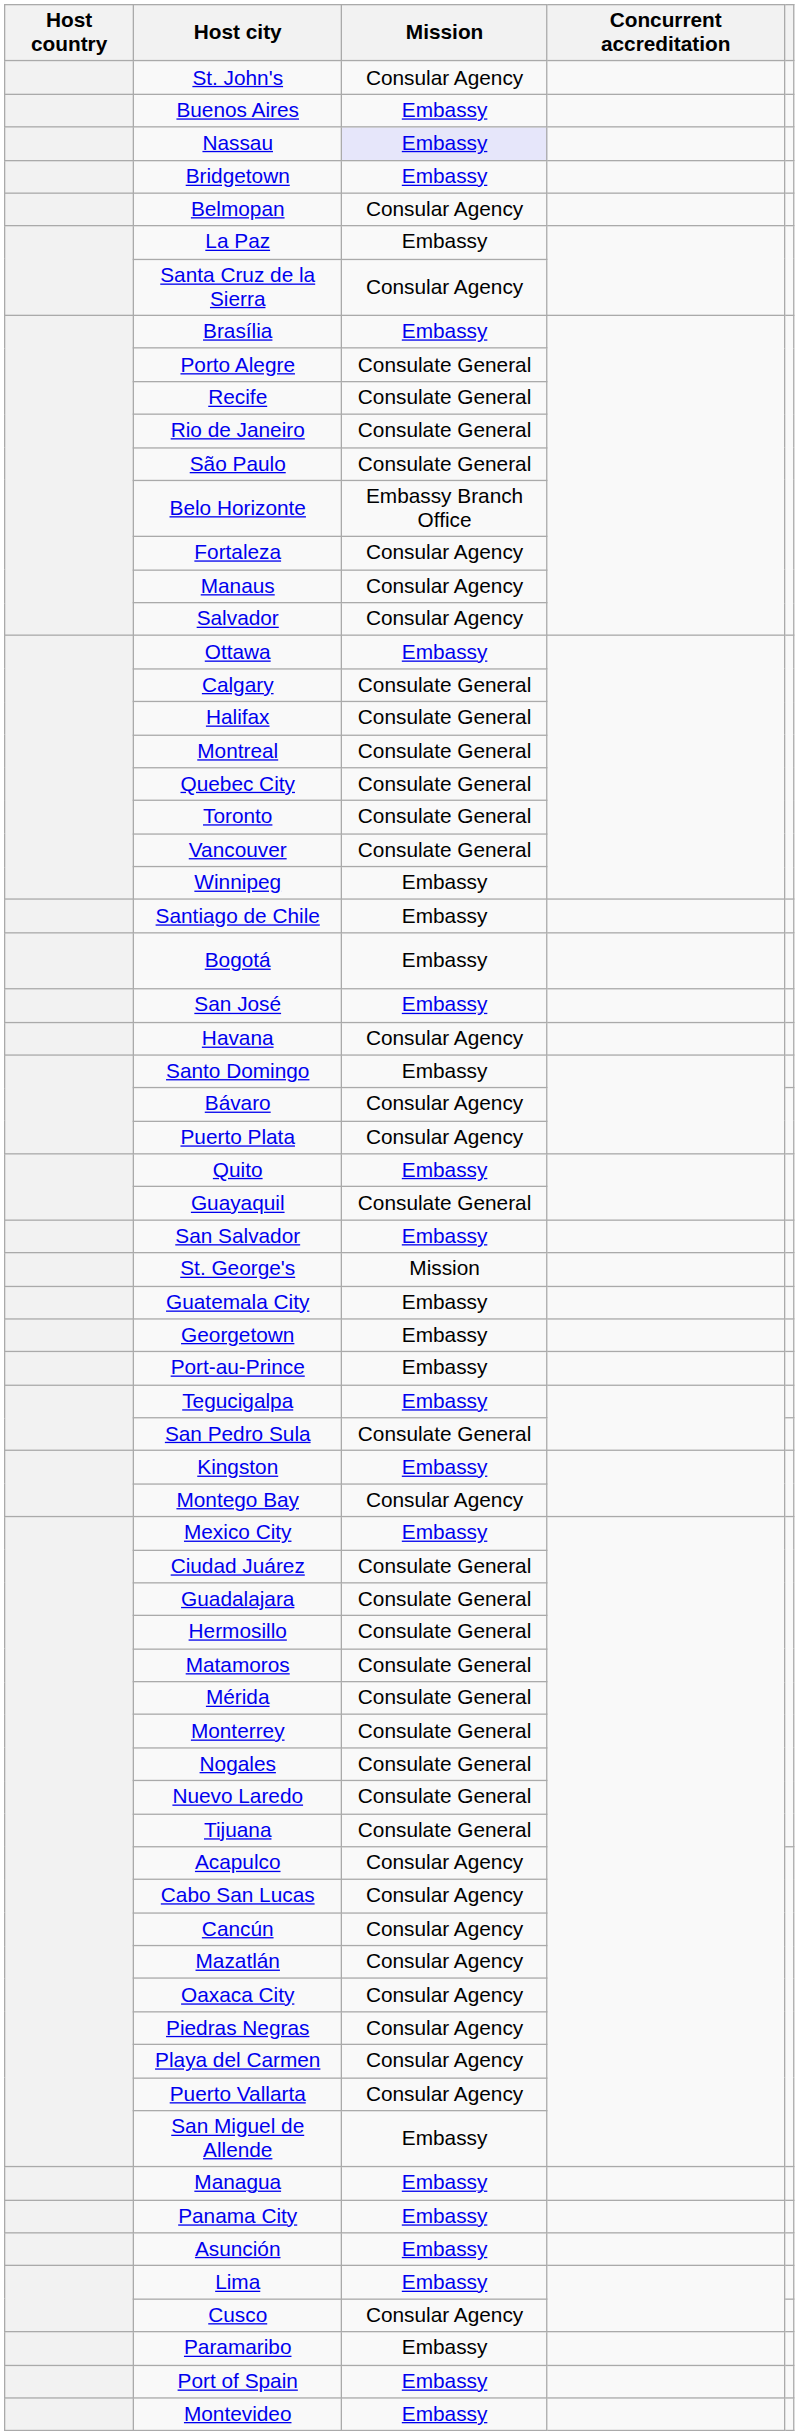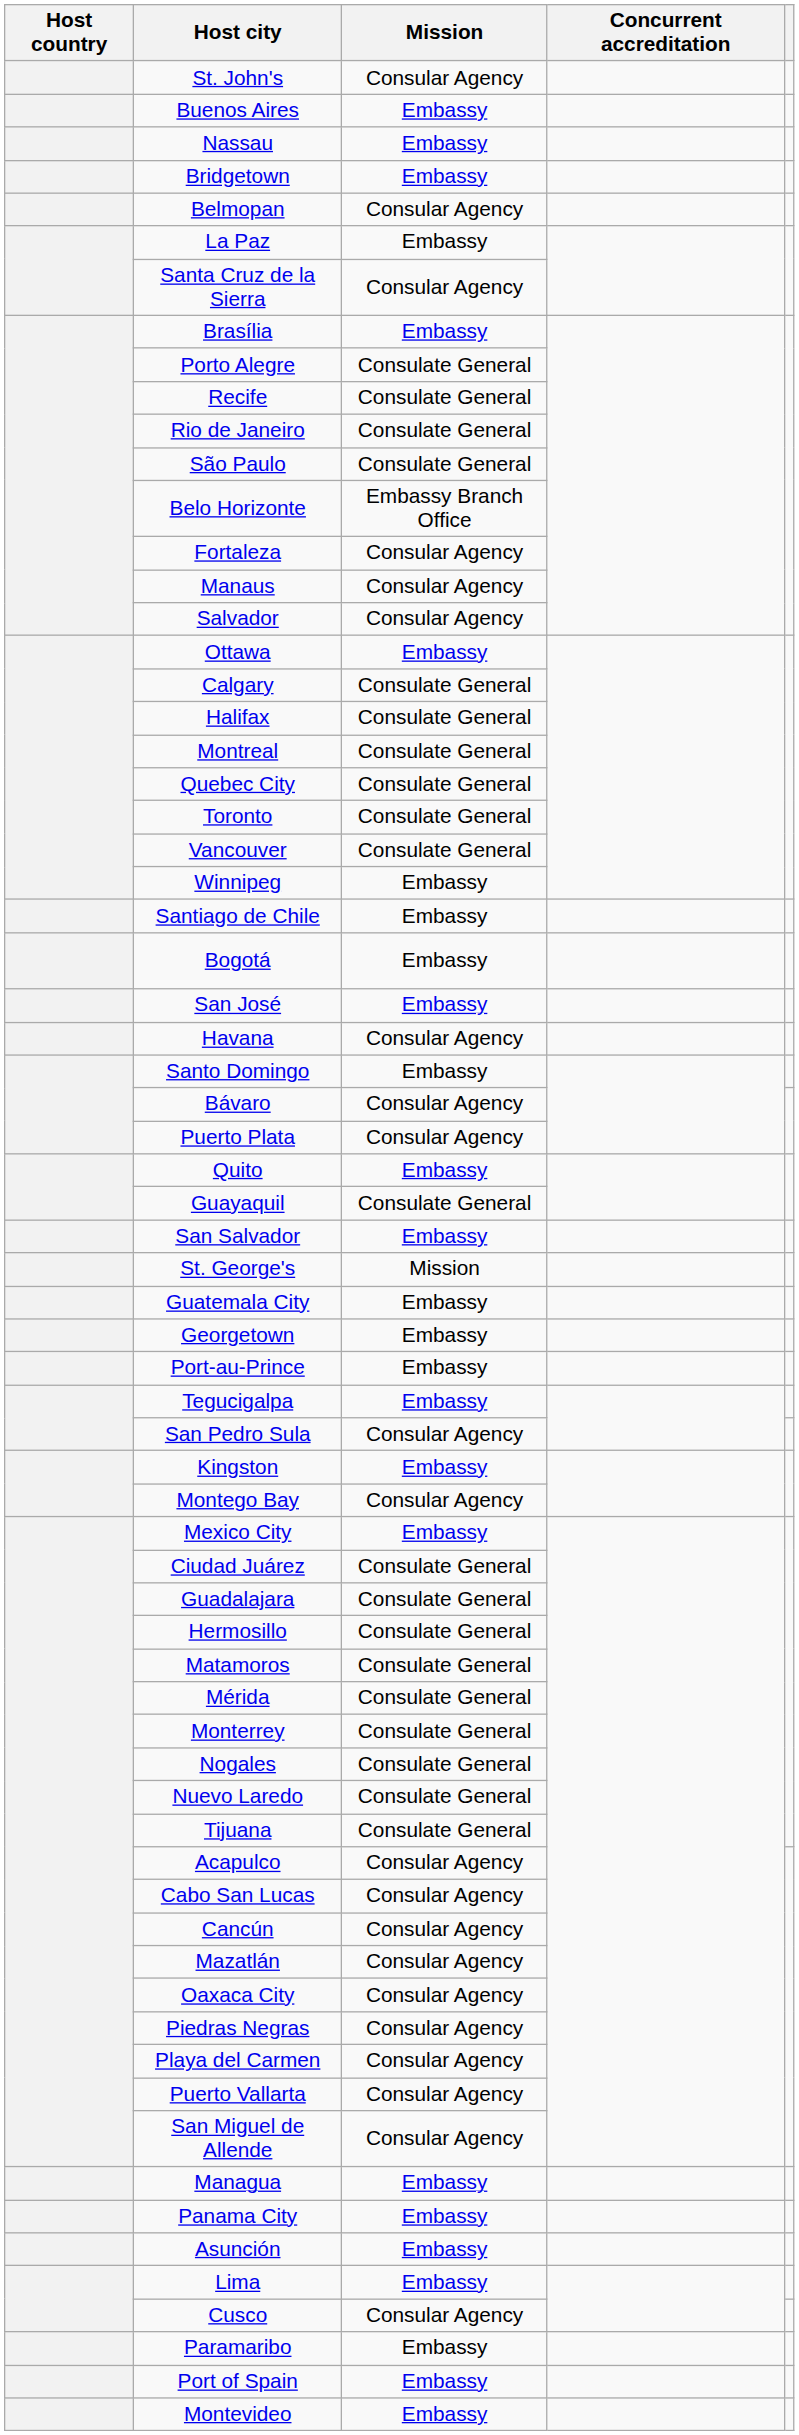(445, 143) lavender background -> (445, 143) no background
(445, 1434) Consulate General -> (445, 1434) Consular Agency
(445, 2138) Embassy -> (445, 2138) Consular Agency
